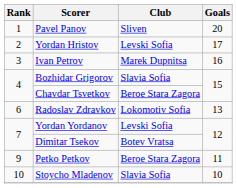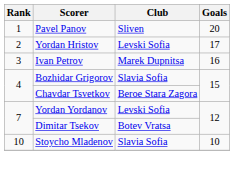- row: (76, 110)
- row: (62, 158)
